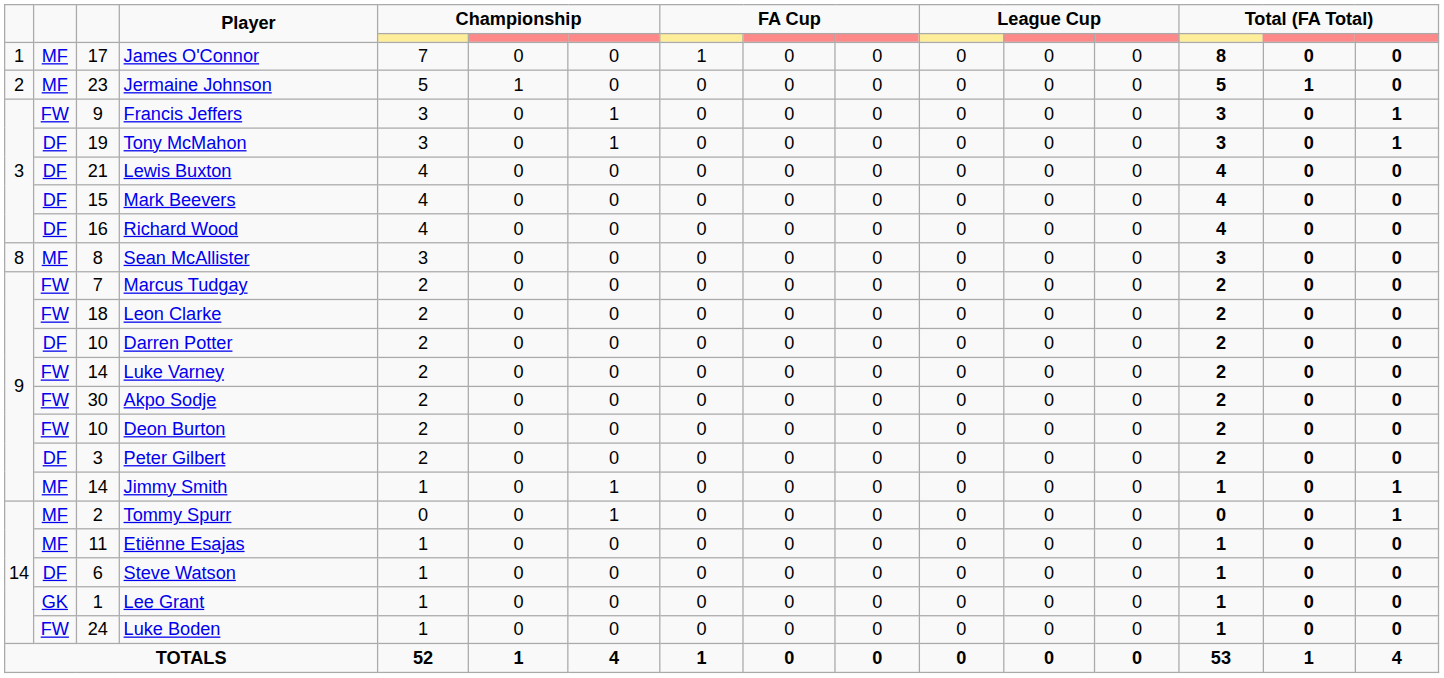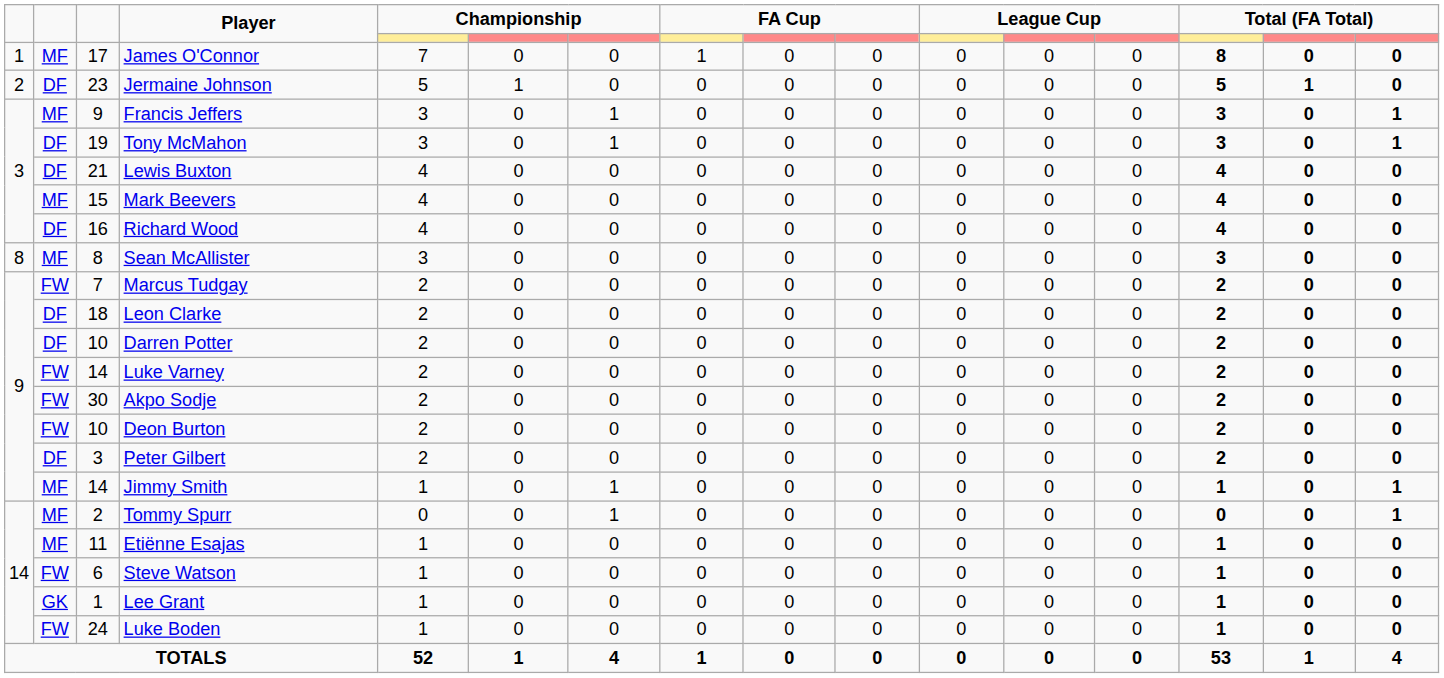(55, 85) MF -> (55, 85) DF
(55, 114) FW -> (55, 114) MF
(55, 200) DF -> (55, 200) MF
(55, 315) FW -> (55, 315) DF
(55, 572) DF -> (55, 572) FW
